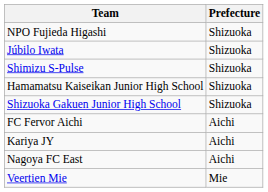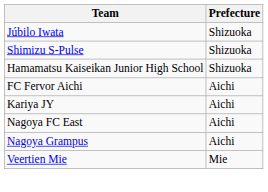- row: (57, 31)
- row: (94, 104)
+ row: (47, 141)
